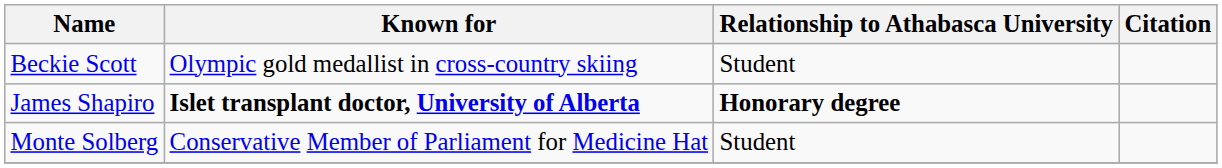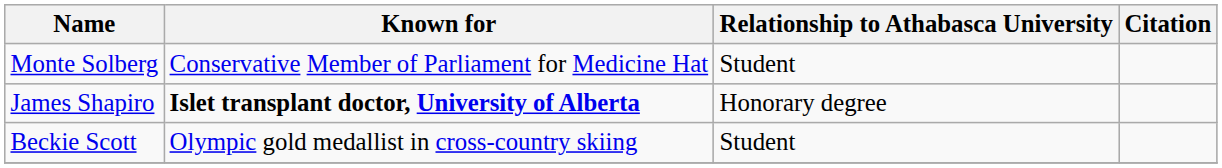rows swapped: (74, 63) <-> (84, 142)
(810, 102) bold -> (803, 102) normal
